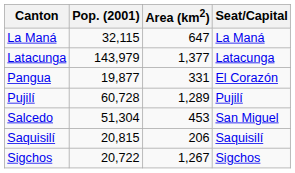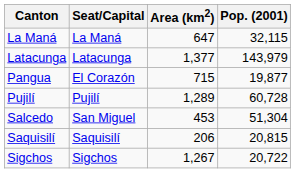columns swapped: (106, 16) <-> (252, 16)
(199, 78) 331 -> (204, 78) 715
